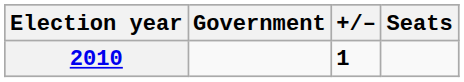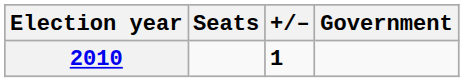columns swapped: (420, 23) <-> (259, 23)
